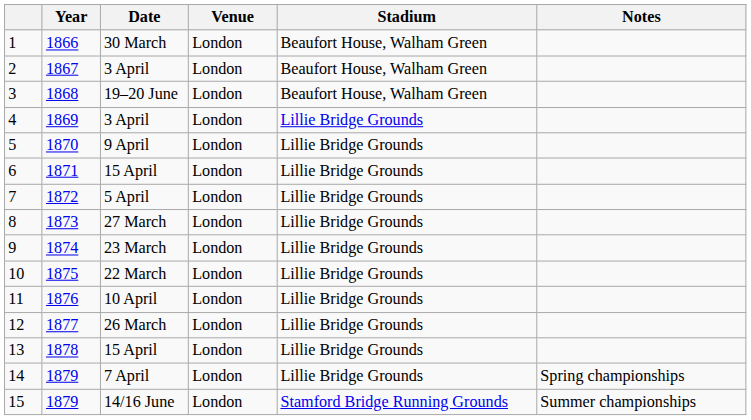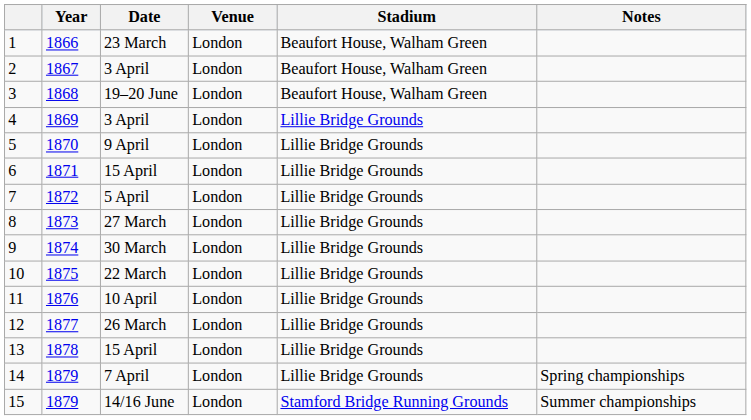(135, 42) 30 March -> (135, 42) 23 March
(135, 247) 23 March -> (135, 247) 30 March
